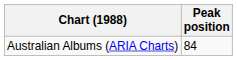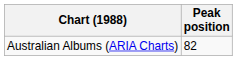(190, 45) 84 -> (190, 45) 82
